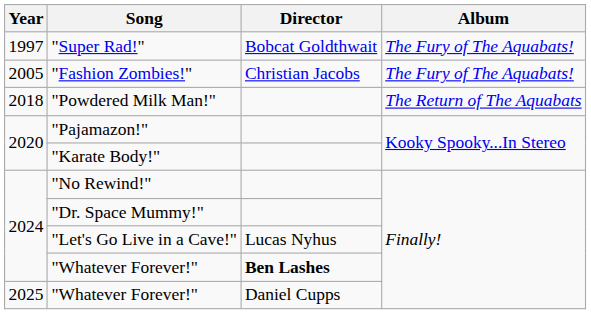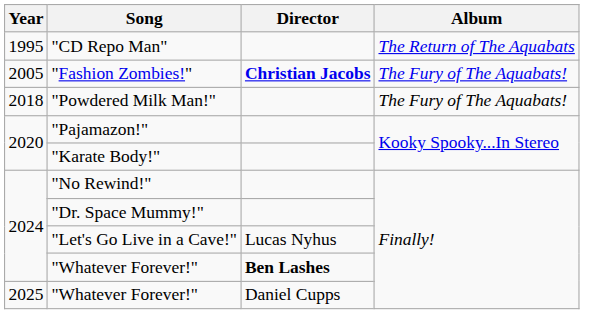+ row: (26, 45)
- row: (26, 45)
(302, 73) normal -> (308, 73) bold
(483, 101) The Return of The Aquabats -> (473, 101) The Fury of The Aquabats!
